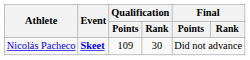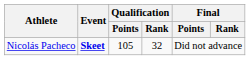(125, 46) 109 -> (125, 46) 105
(157, 46) 30 -> (157, 46) 32
